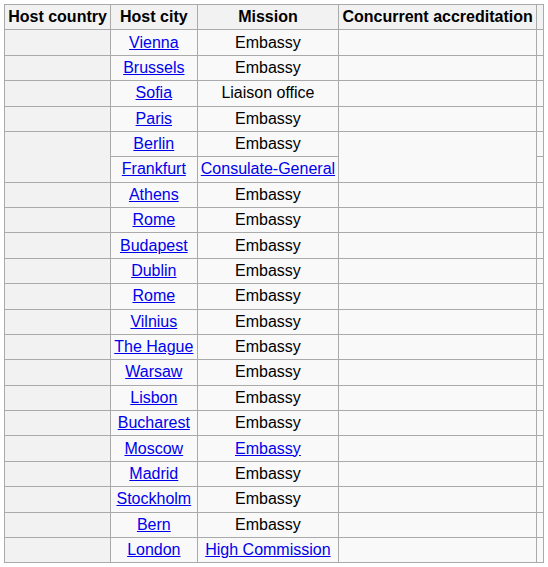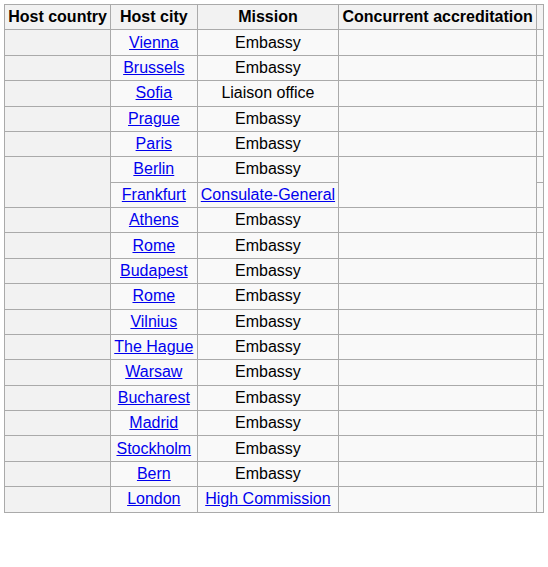+ row: (154, 118)
- row: (154, 270)
- row: (154, 397)
- row: (154, 448)
